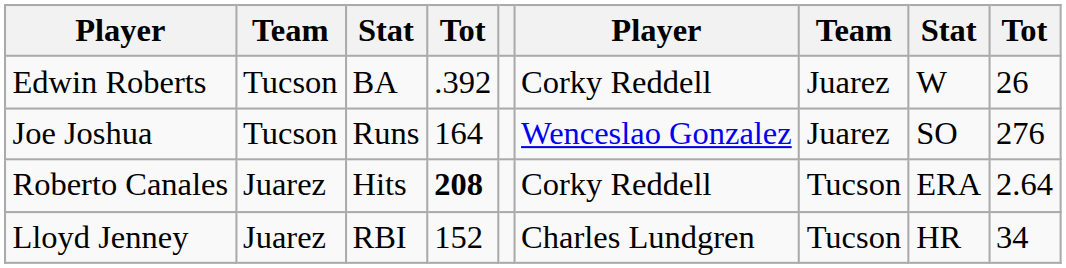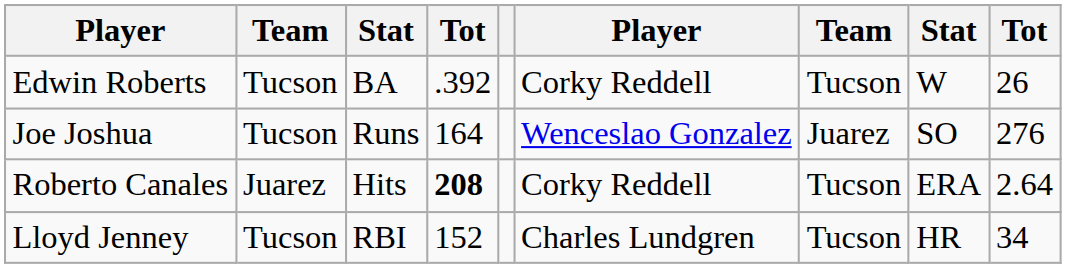(848, 81) Juarez -> (854, 81) Tucson
(285, 236) Juarez -> (290, 236) Tucson
